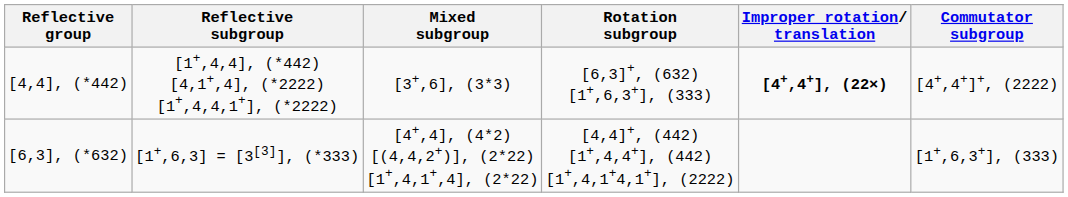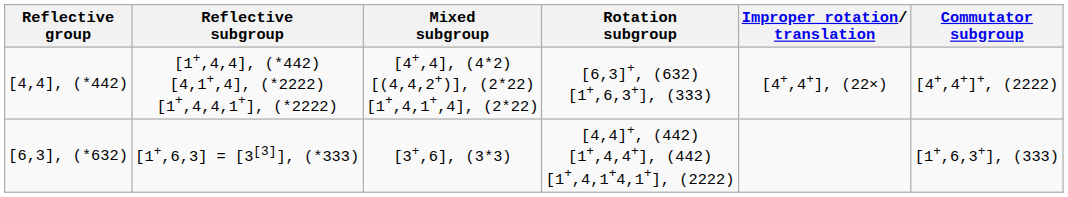(452, 83) [3+,6], (3*3) -> (452, 83) [4+,4], (4*2) [(4,4,2+)], (2*22) [1+,4,1+,4], (2*22)
(825, 83) bold -> (825, 83) normal
(452, 156) [4+,4], (4*2) [(4,4,2+)], (2*22) [1+,4,1+,4], (2*22) -> (452, 156) [3+,6], (3*3)
